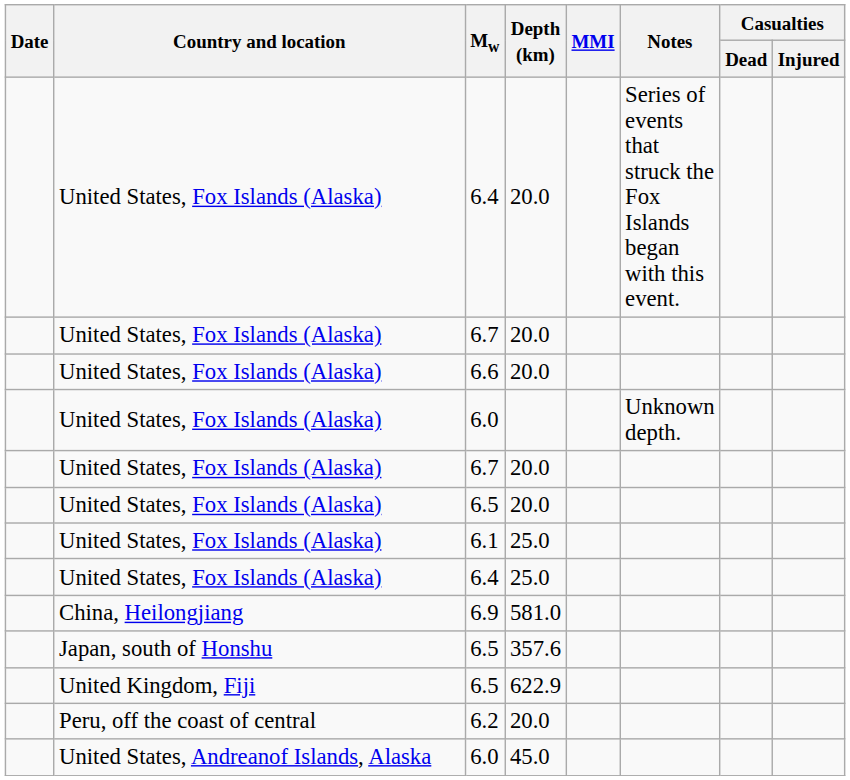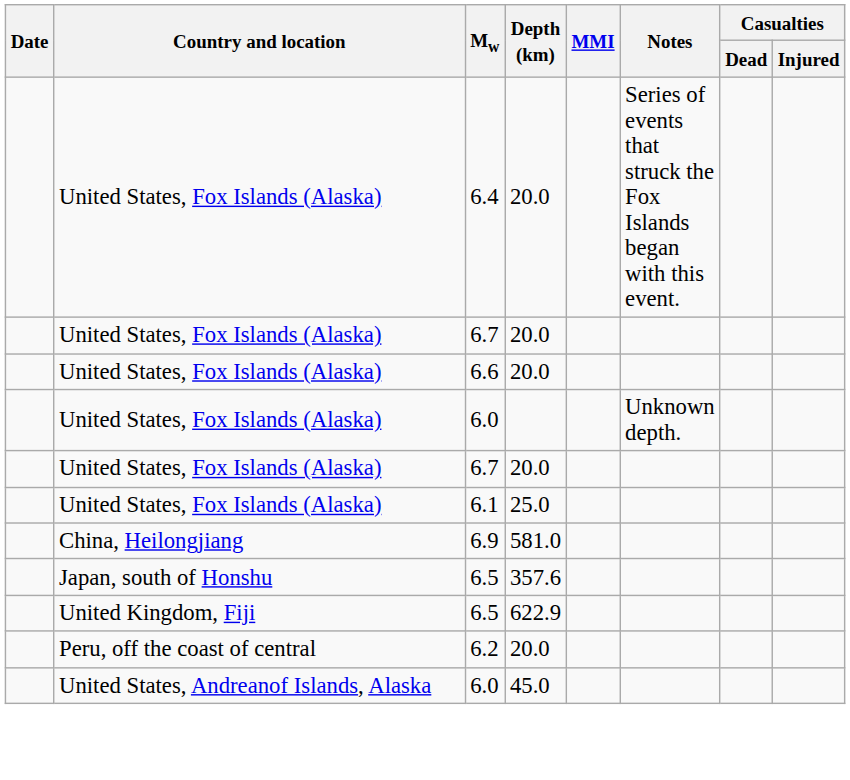- row: (484, 504)
- row: (484, 576)
